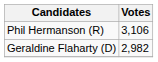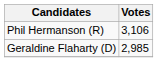(135, 48) 2,982 -> (135, 48) 2,985
